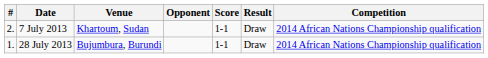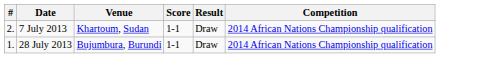- column: (188, 12)
